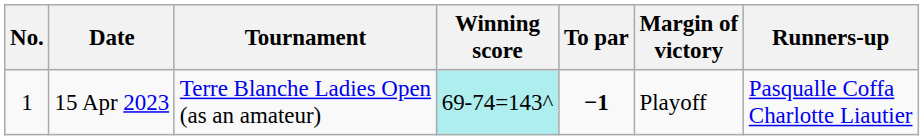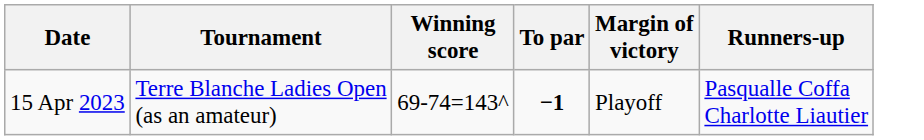- column: (27, 37)
(497, 102) paleturquoise background -> (453, 102) no background
